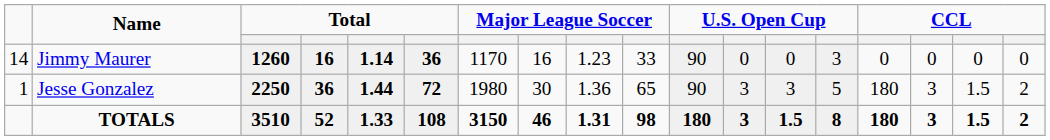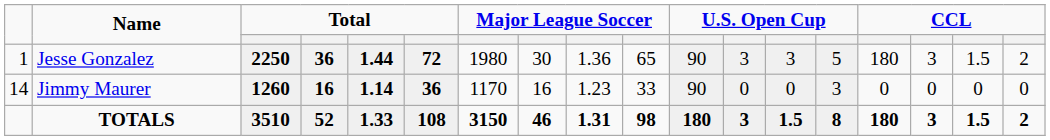rows swapped: (95, 89) <-> (94, 59)
